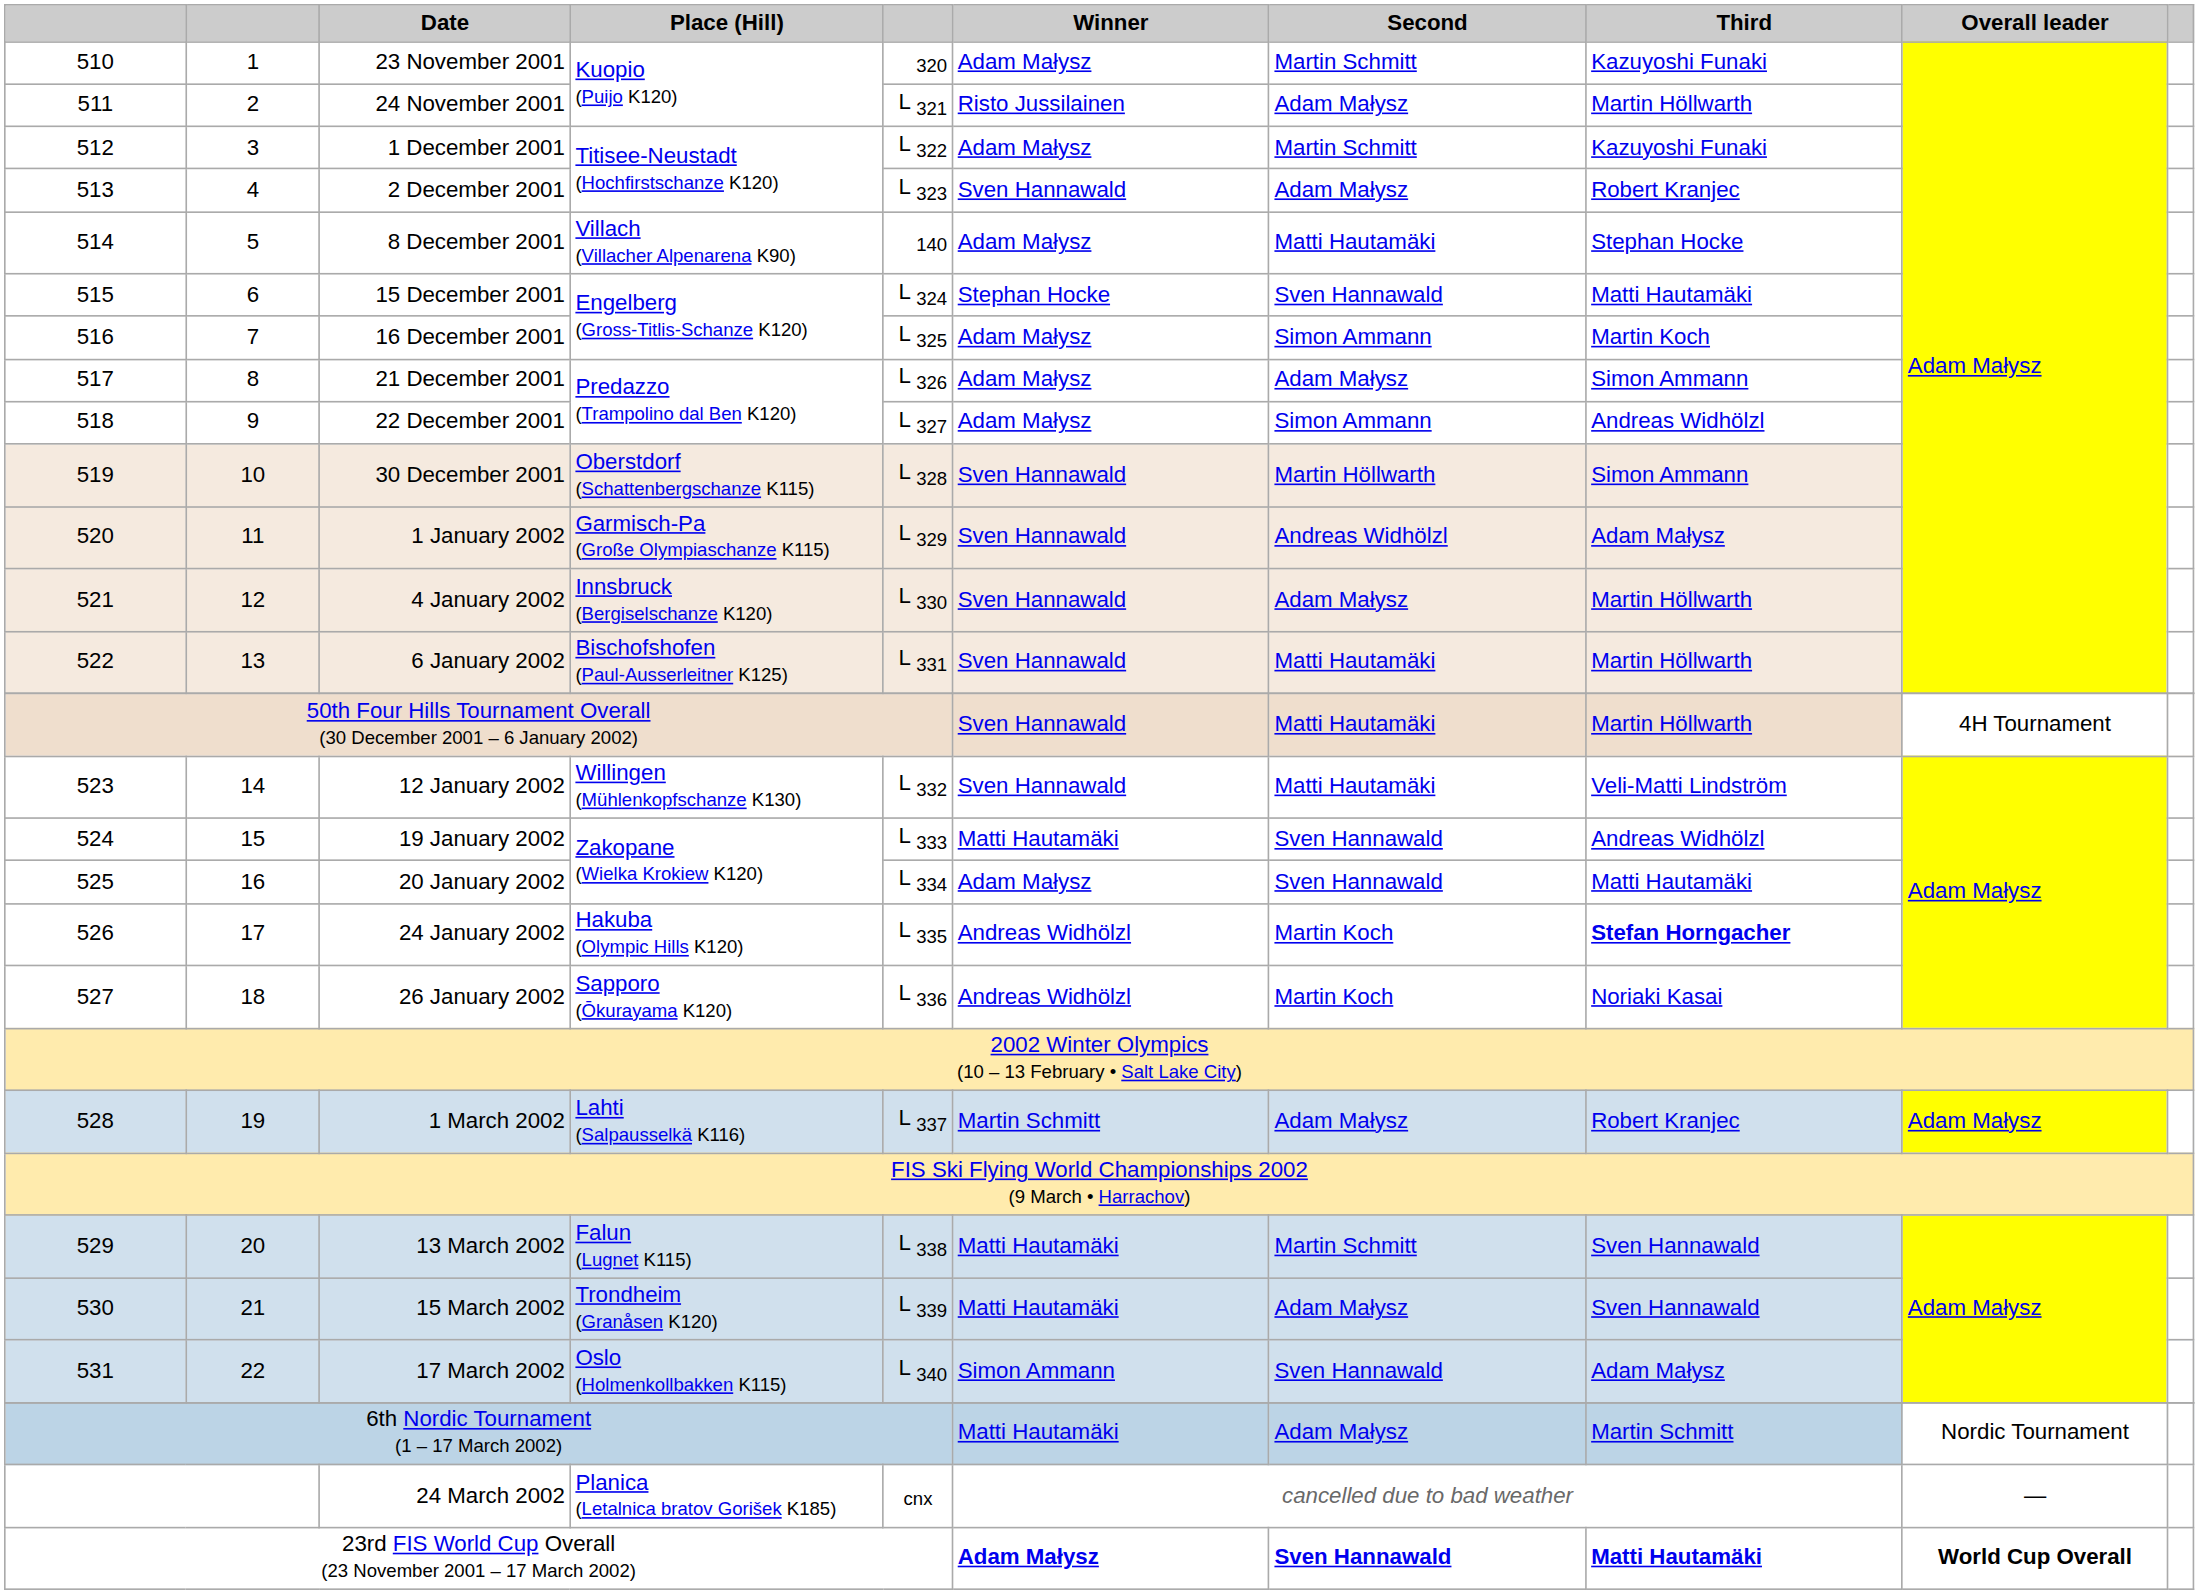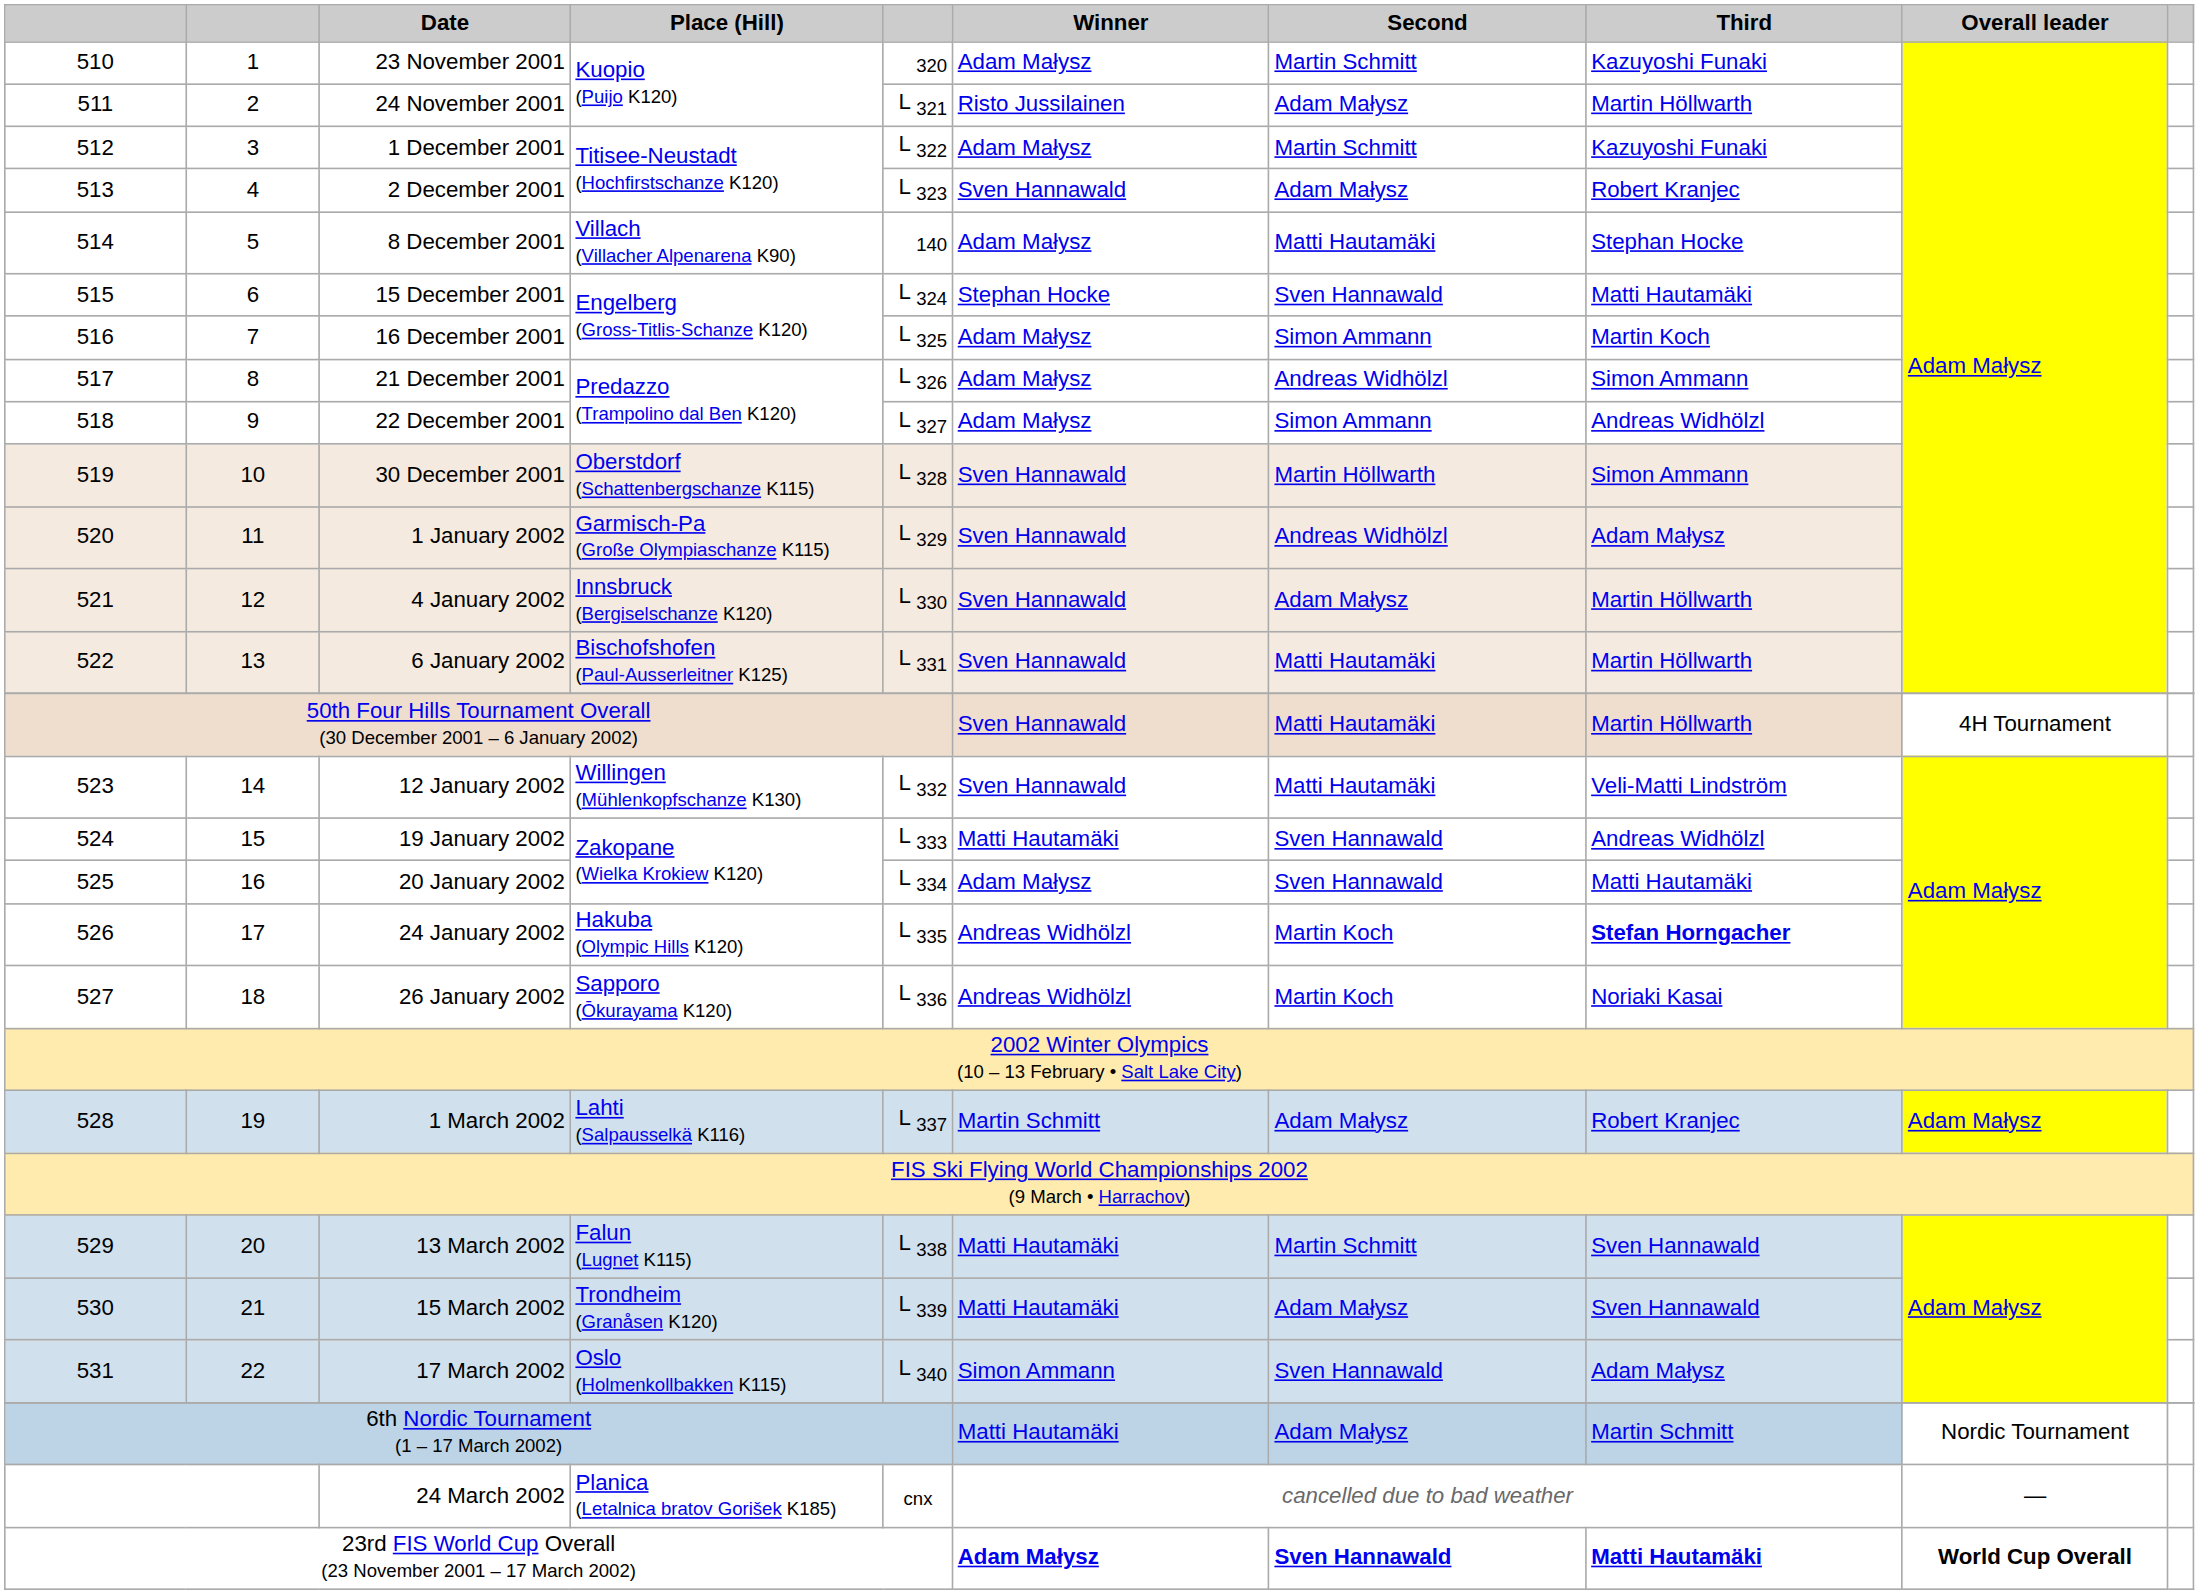(1341, 379) Adam Małysz -> (1361, 379) Andreas Widhölzl
